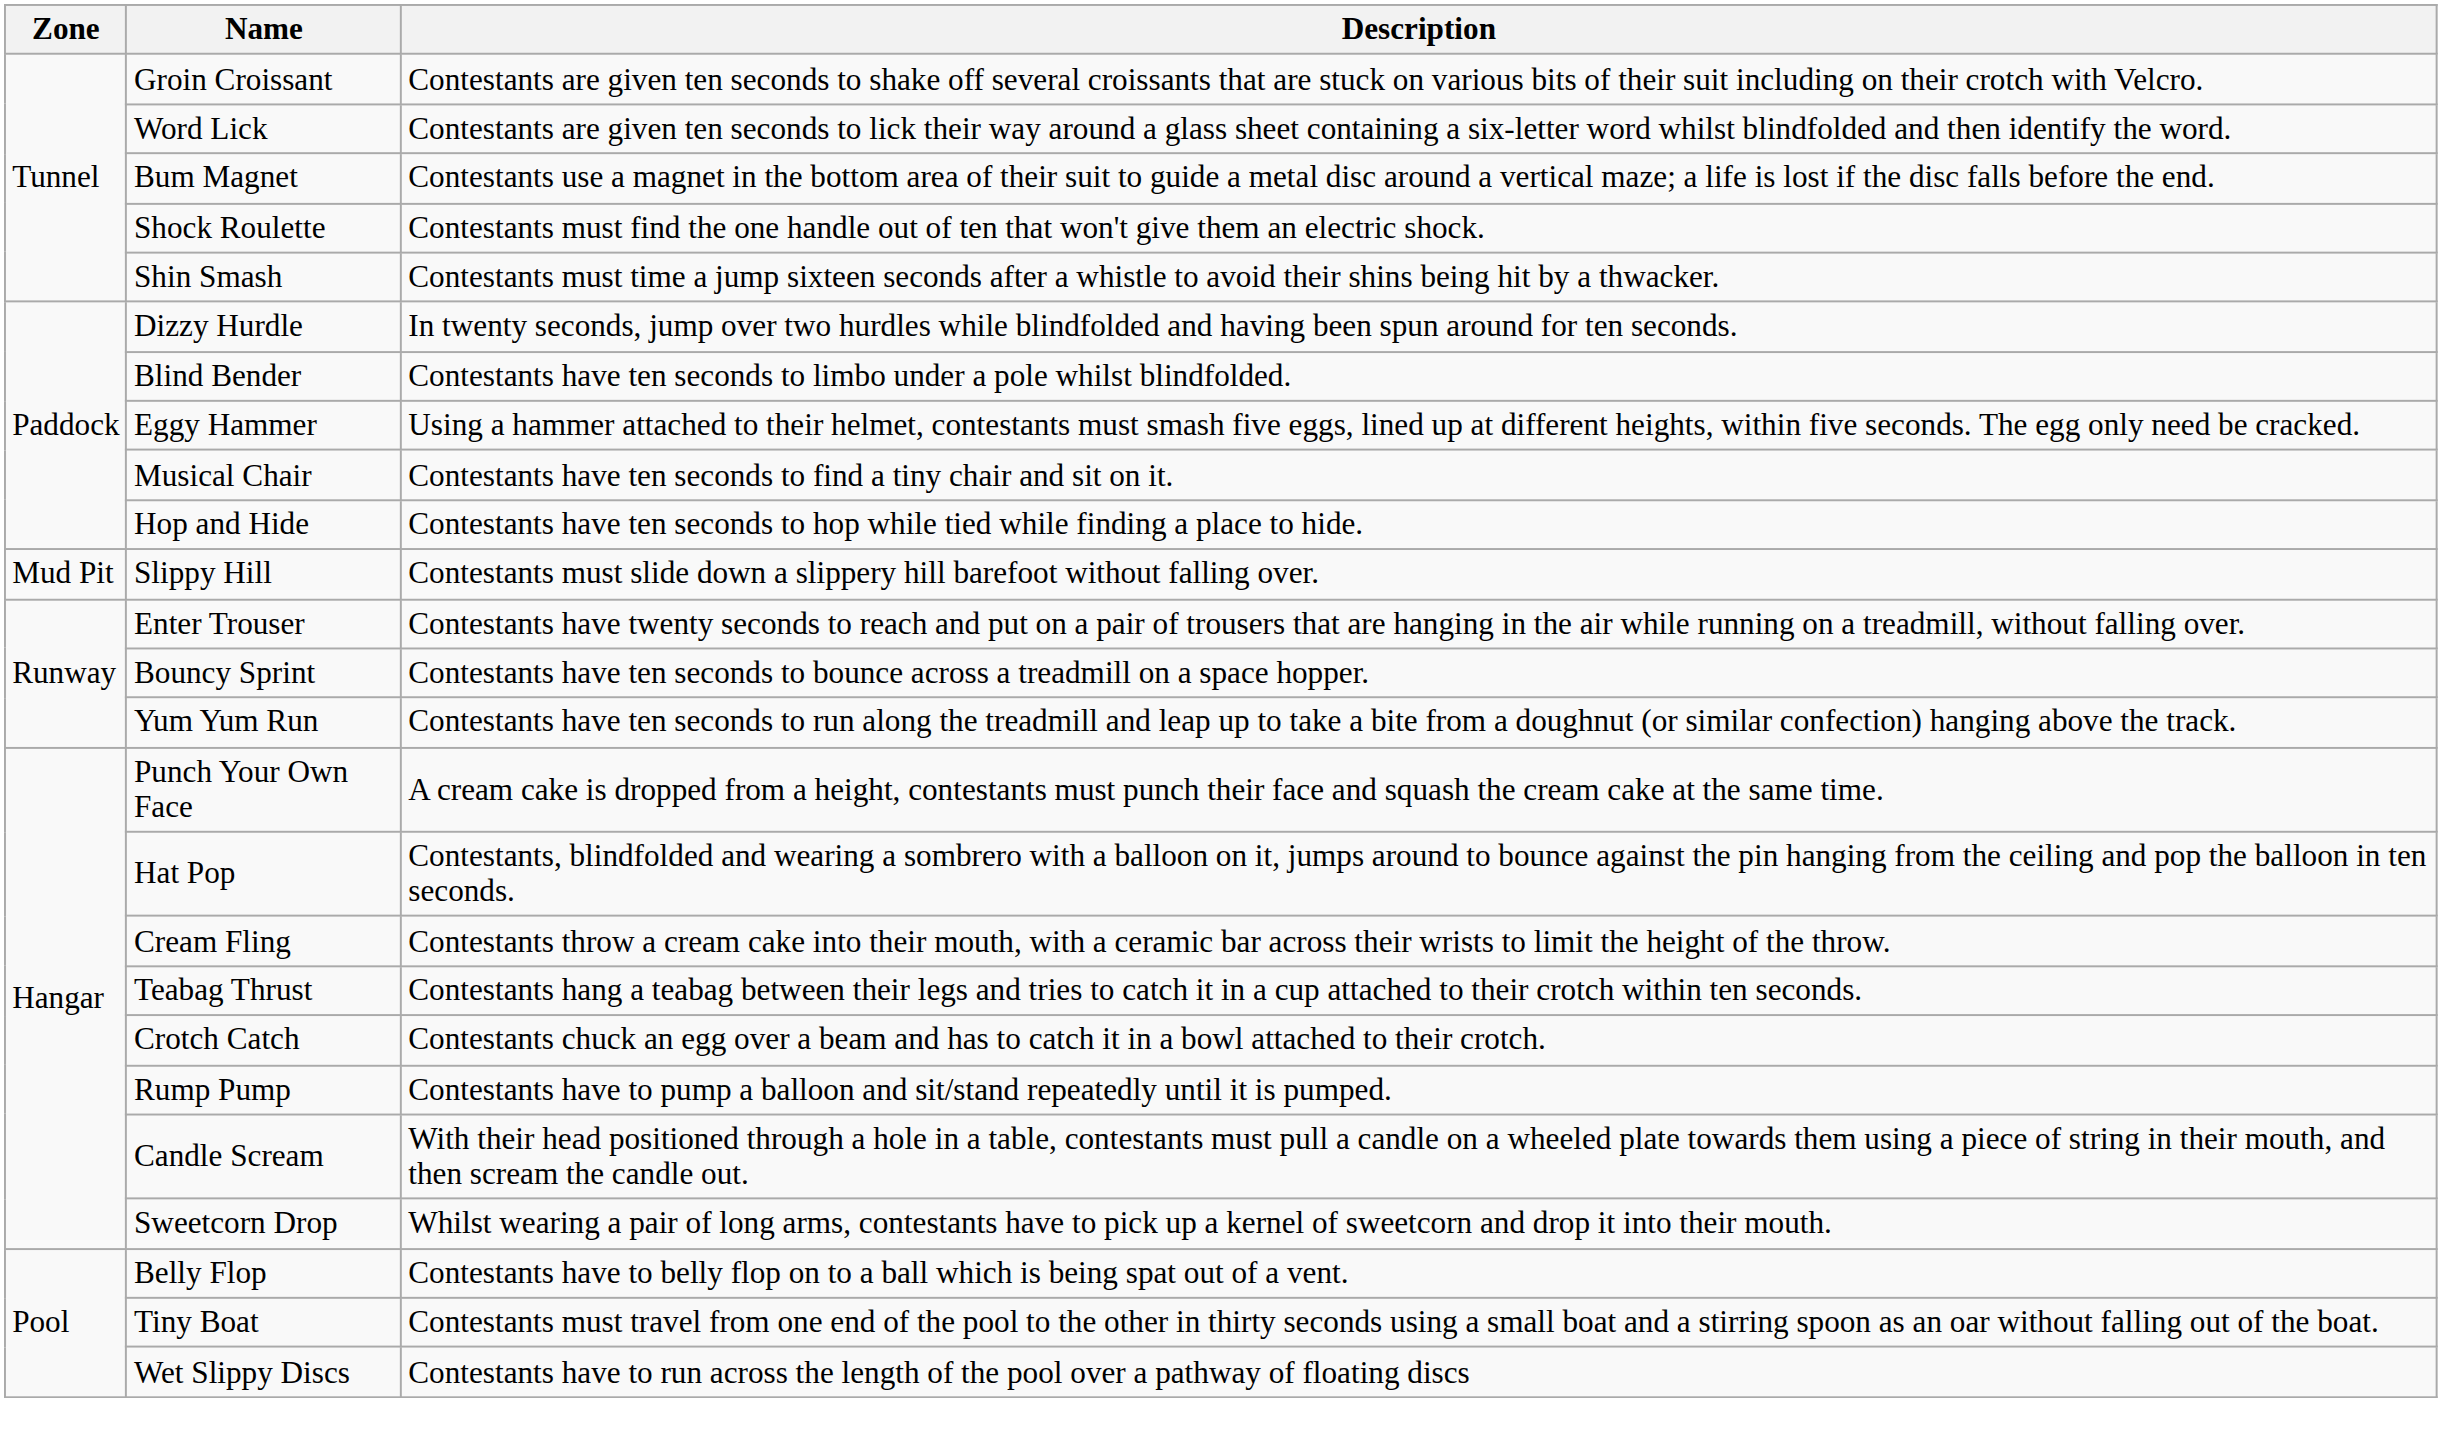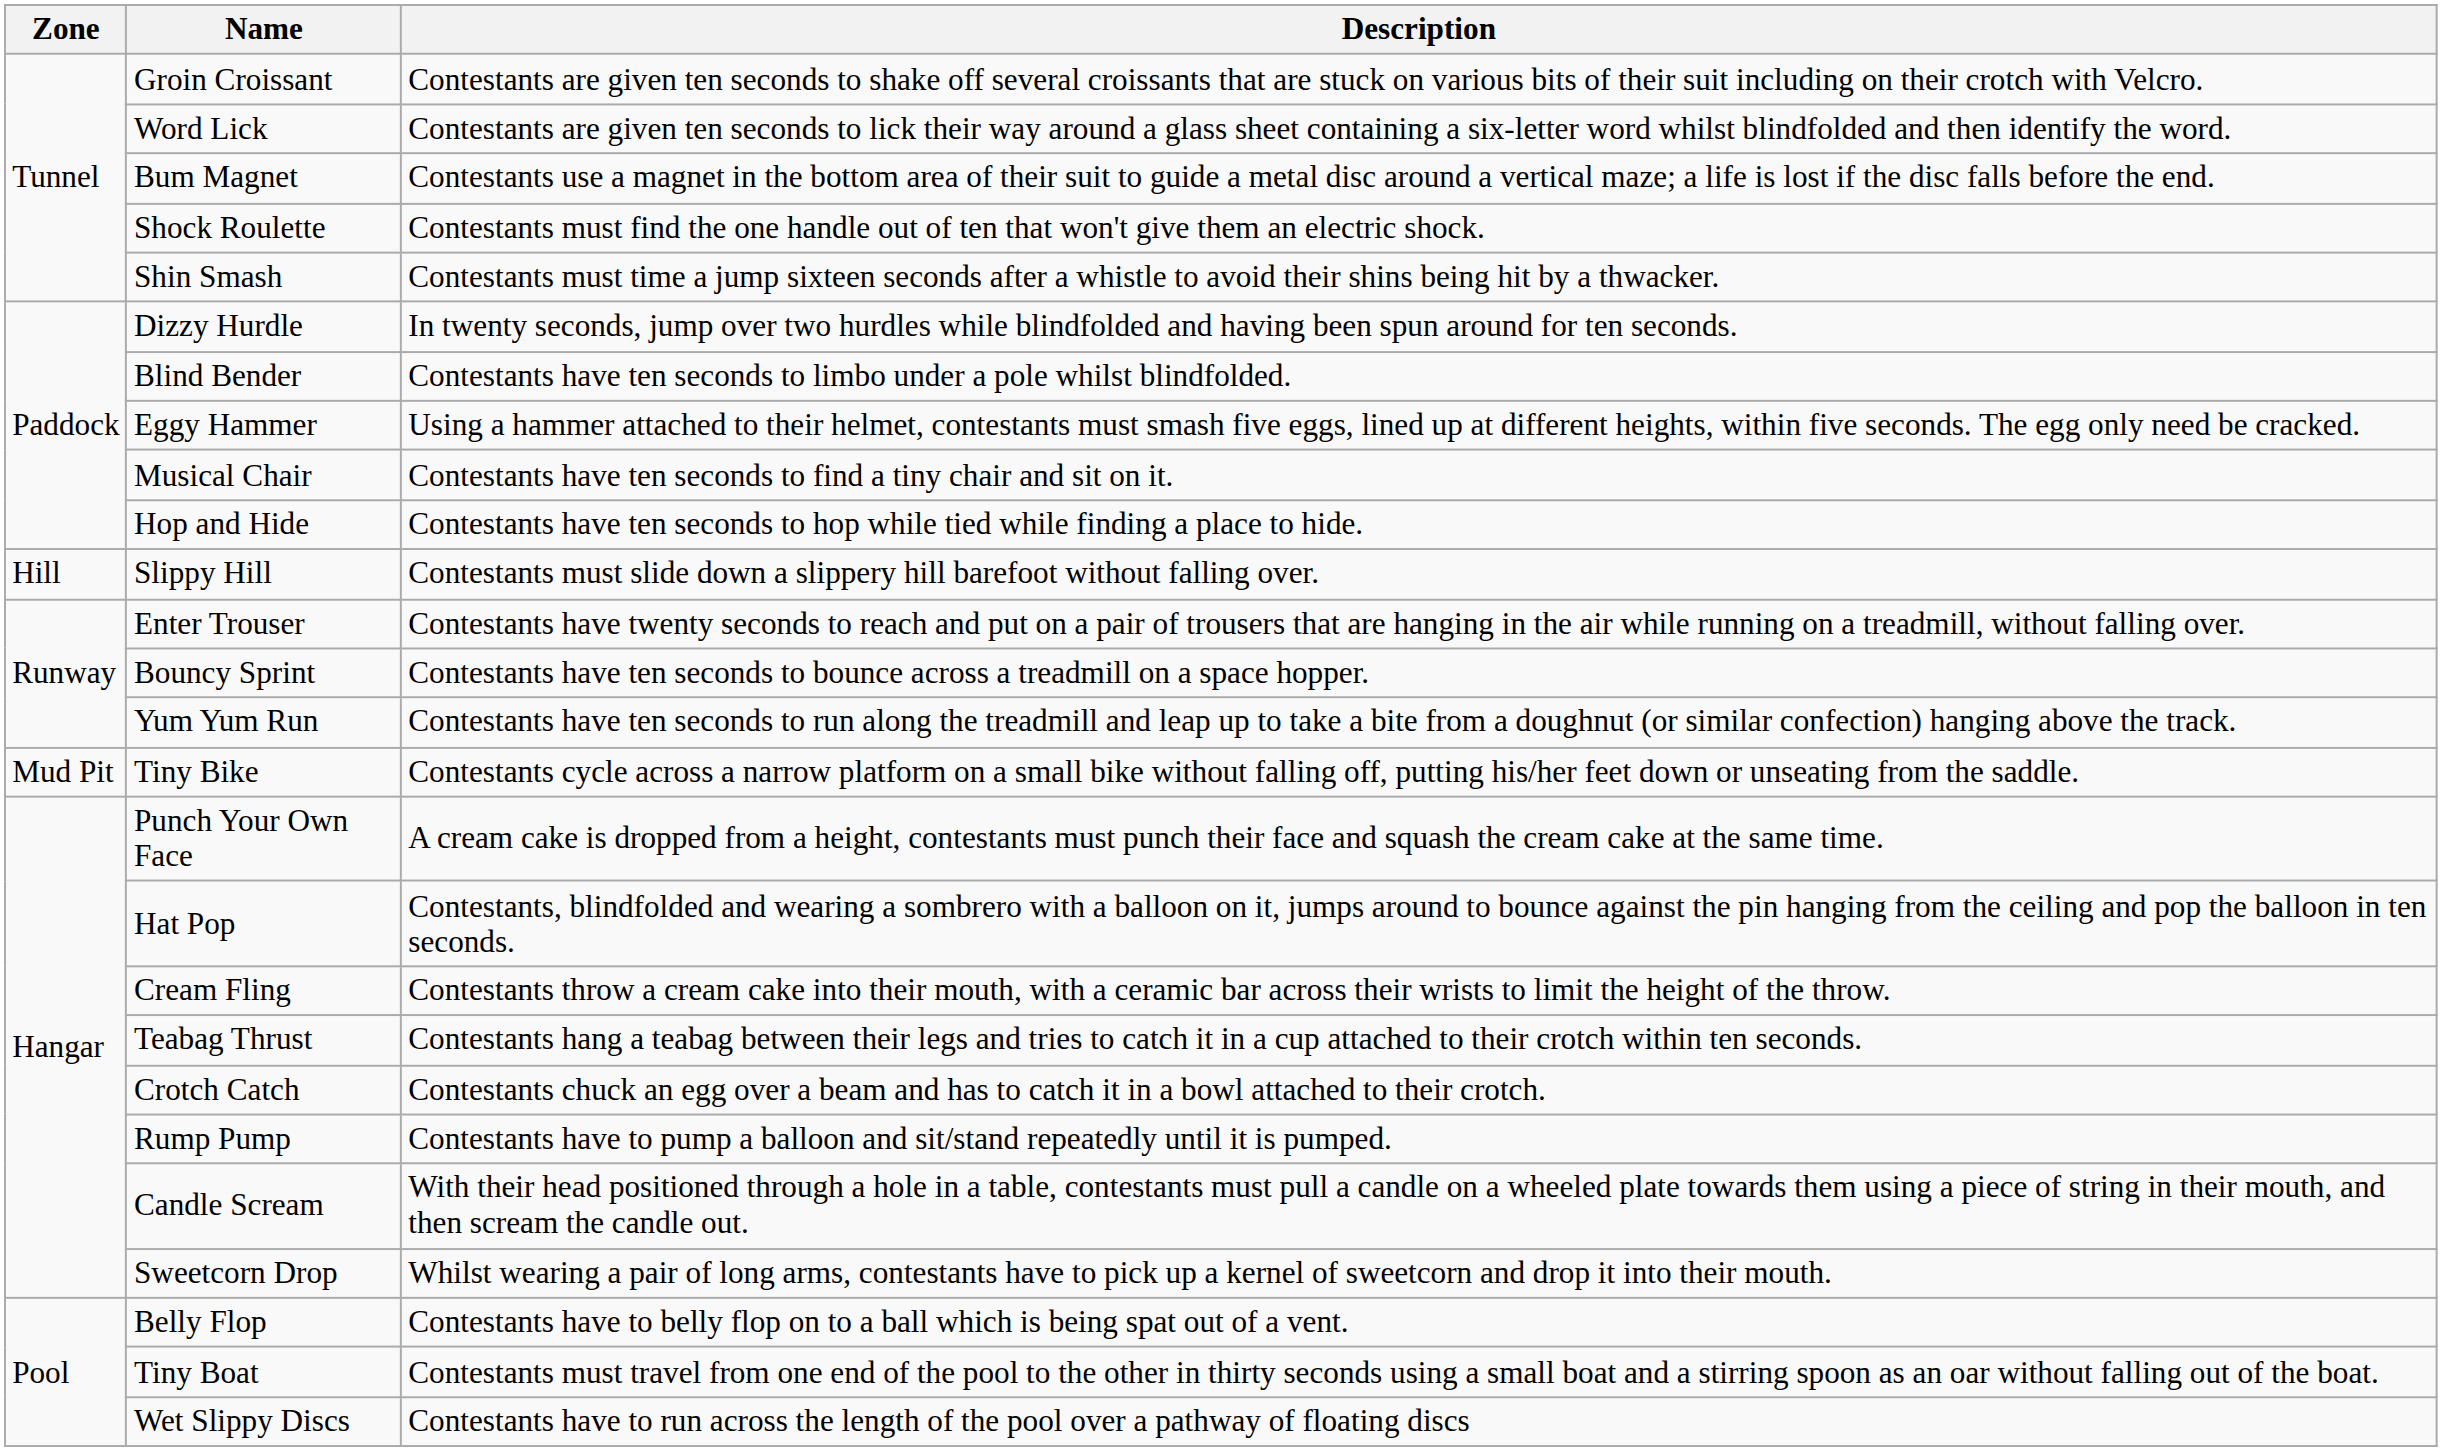(63, 573) Mud Pit -> (36, 573) Hill
+ row: (196, 771)
